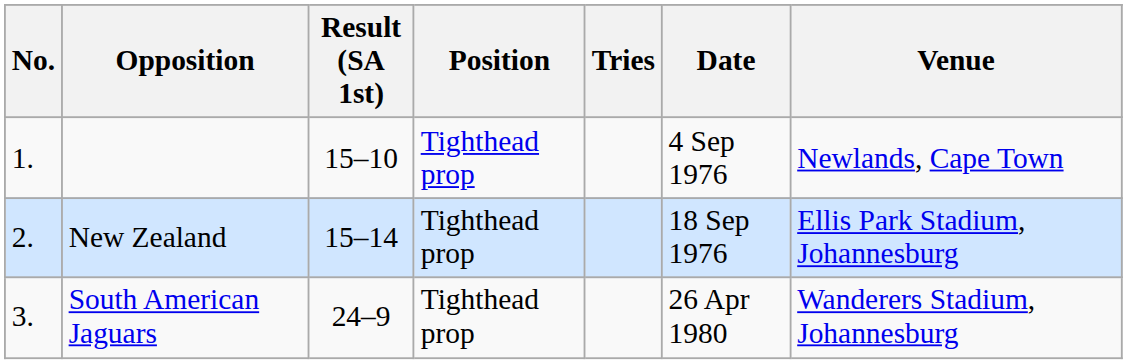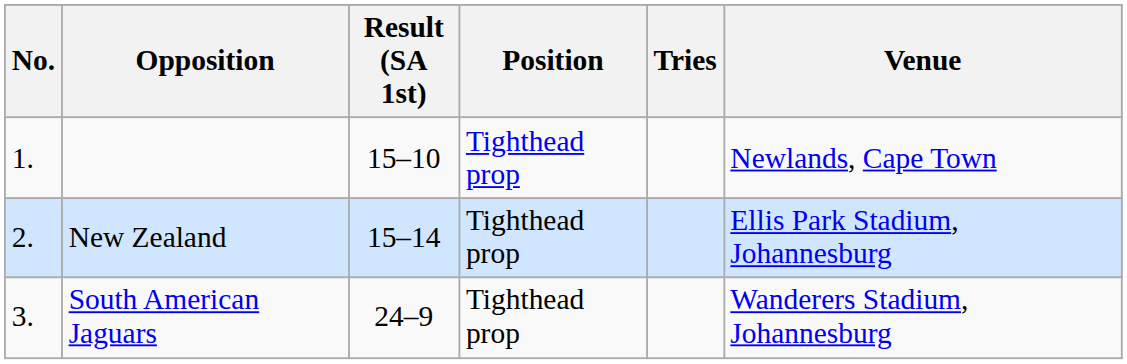- column: (726, 60)
